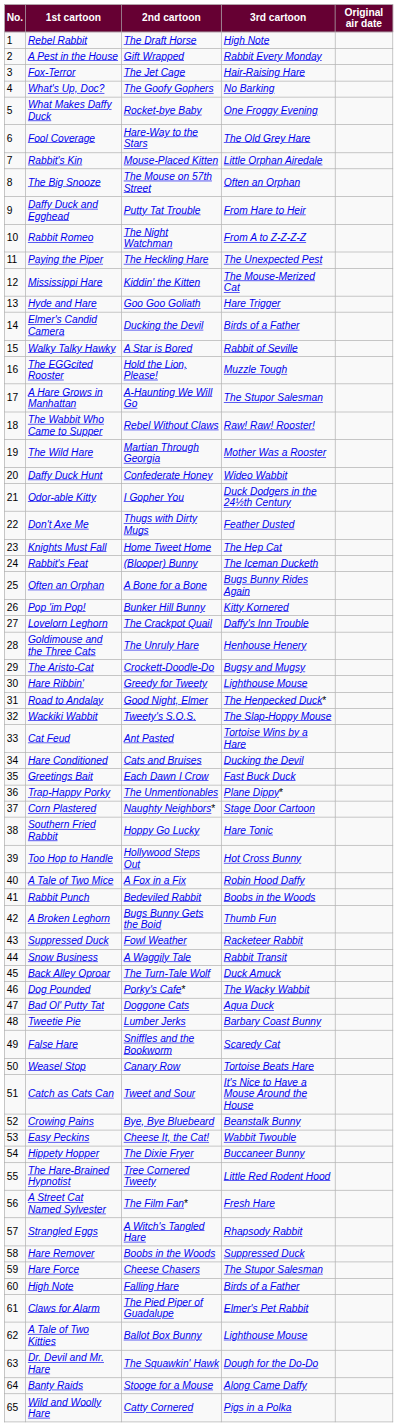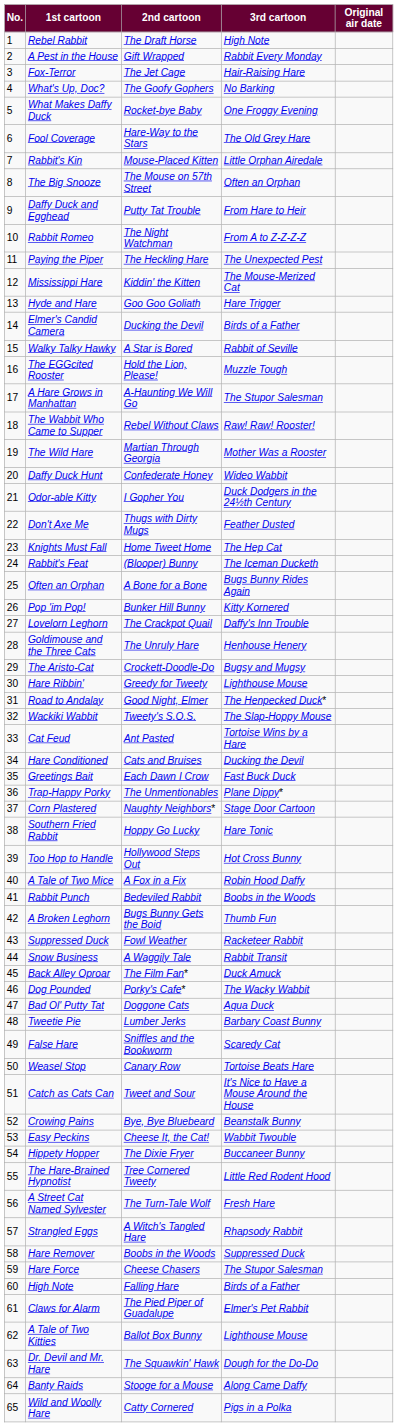(167, 973) The Turn-Tale Wolf -> (156, 973) The Film Fan*
(156, 1204) The Film Fan* -> (167, 1204) The Turn-Tale Wolf
